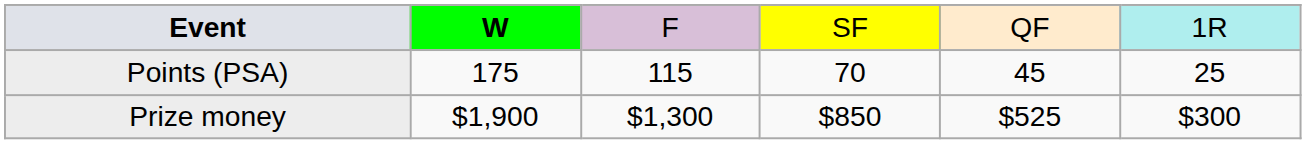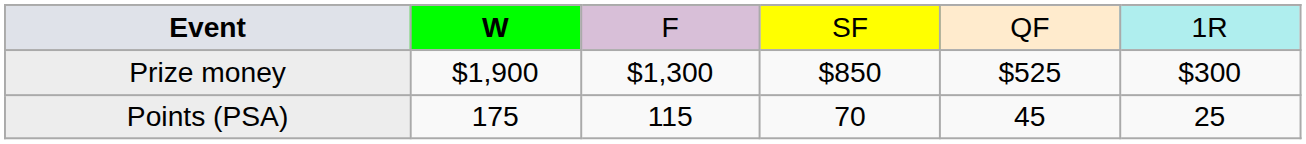rows swapped: (208, 72) <-> (208, 117)
